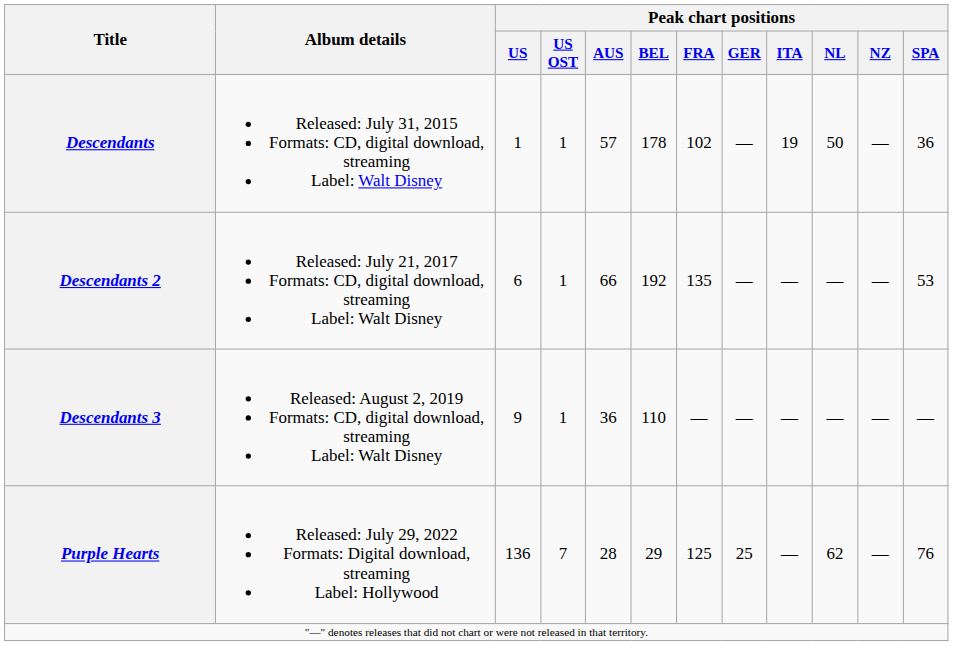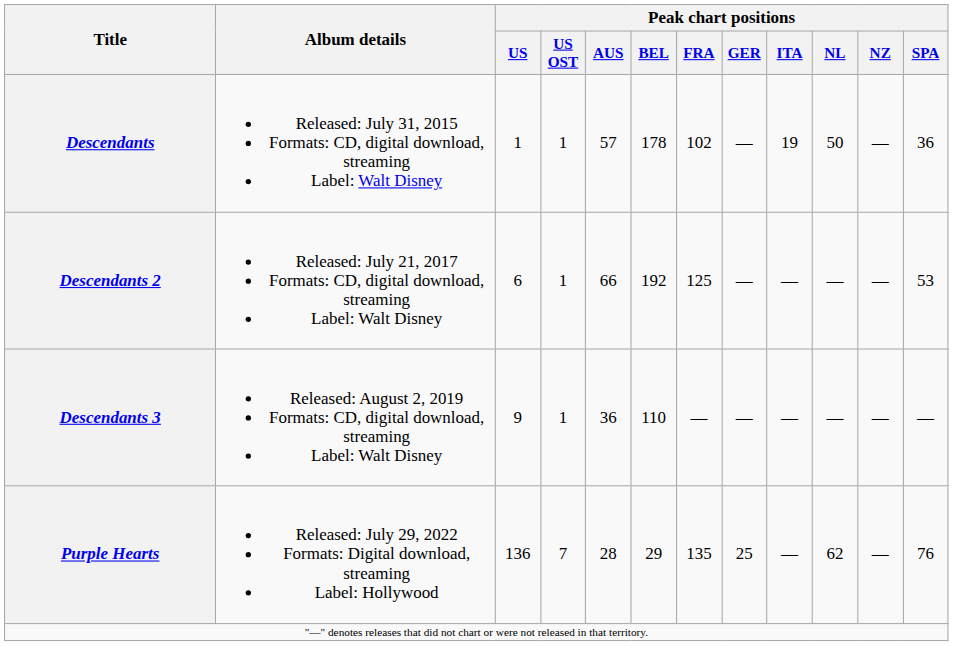(699, 280) 135 -> (699, 280) 125
(699, 554) 125 -> (699, 554) 135
